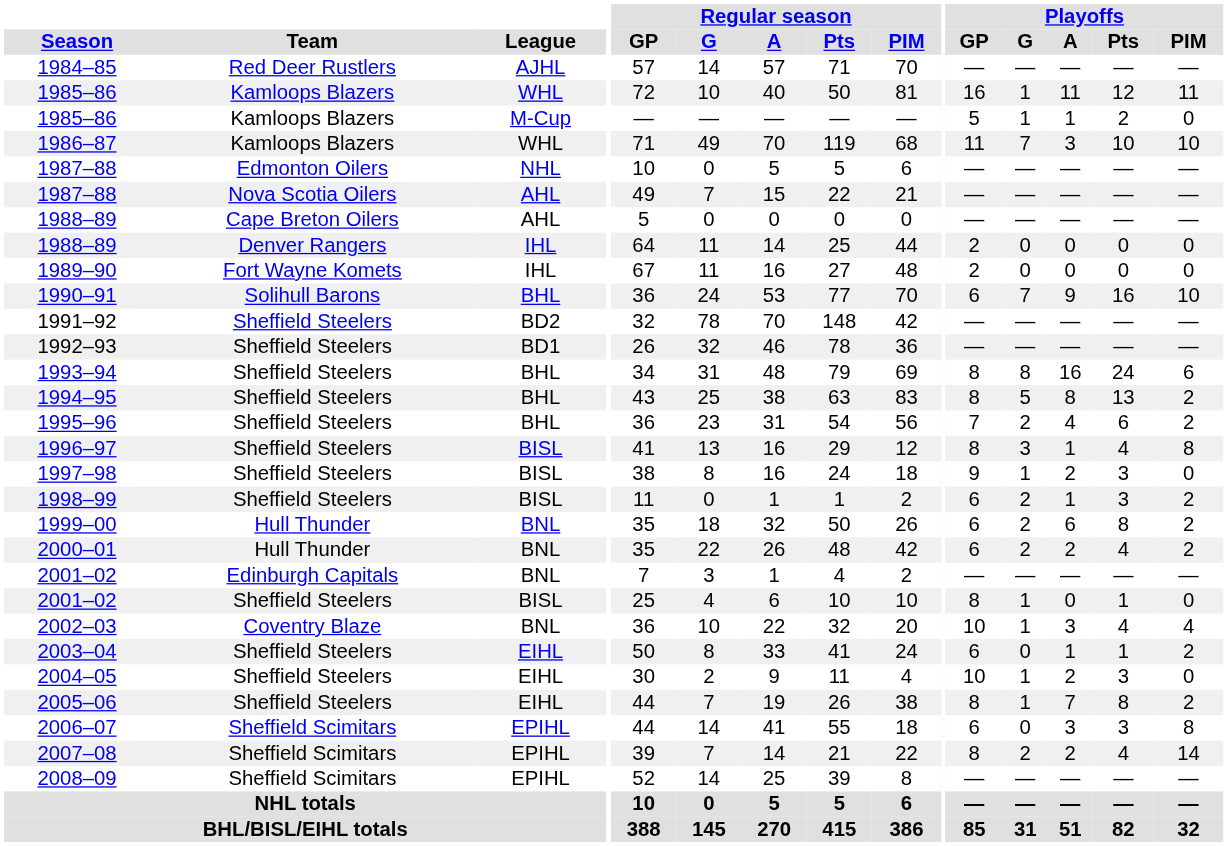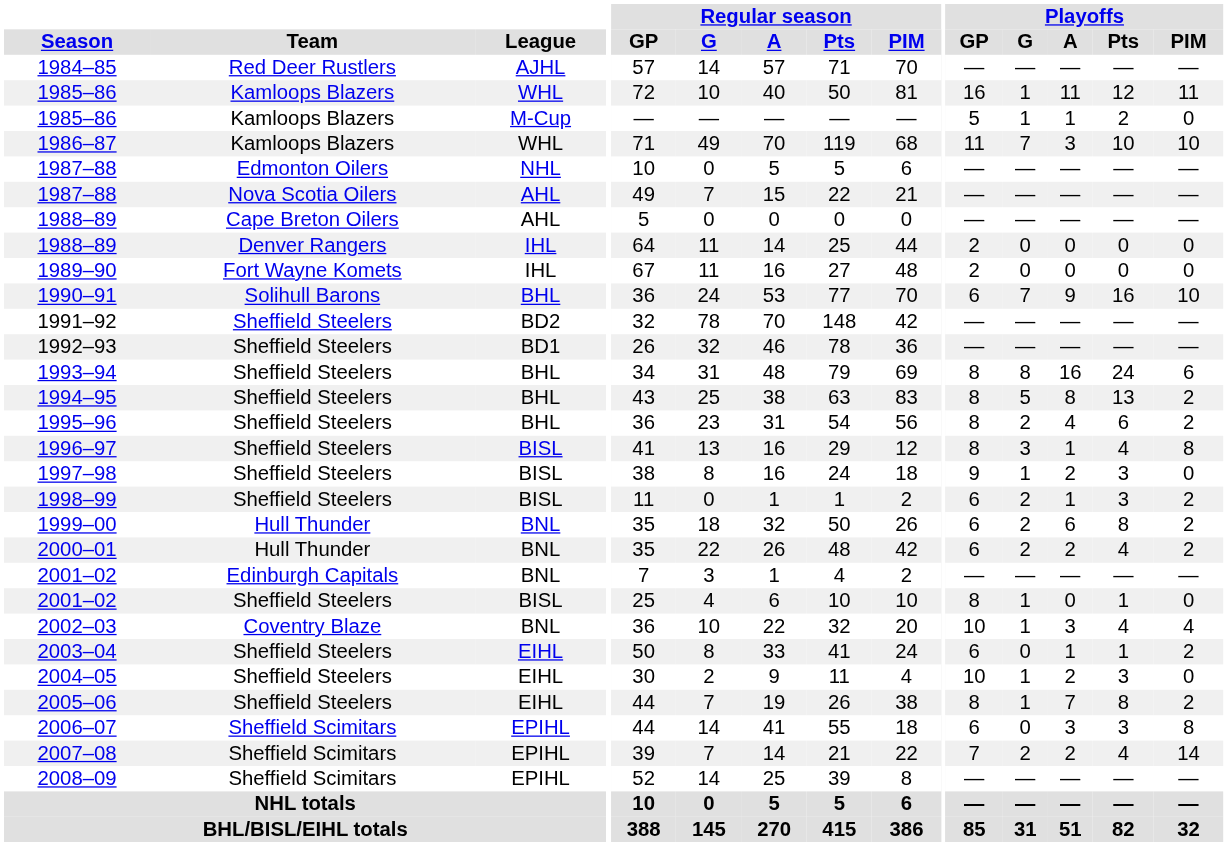(974, 422) 7 -> (974, 422) 8
(974, 753) 8 -> (974, 753) 7
